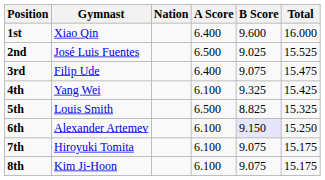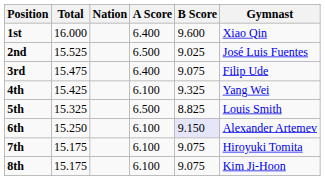columns swapped: (101, 14) <-> (301, 14)
